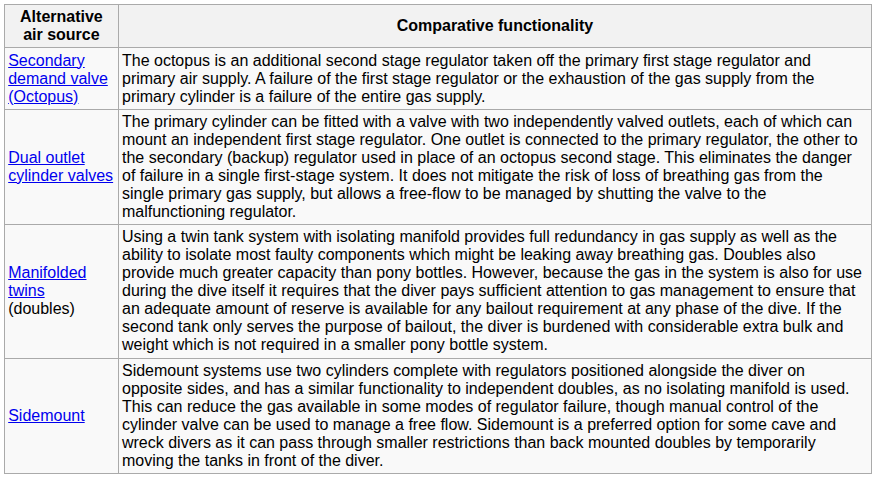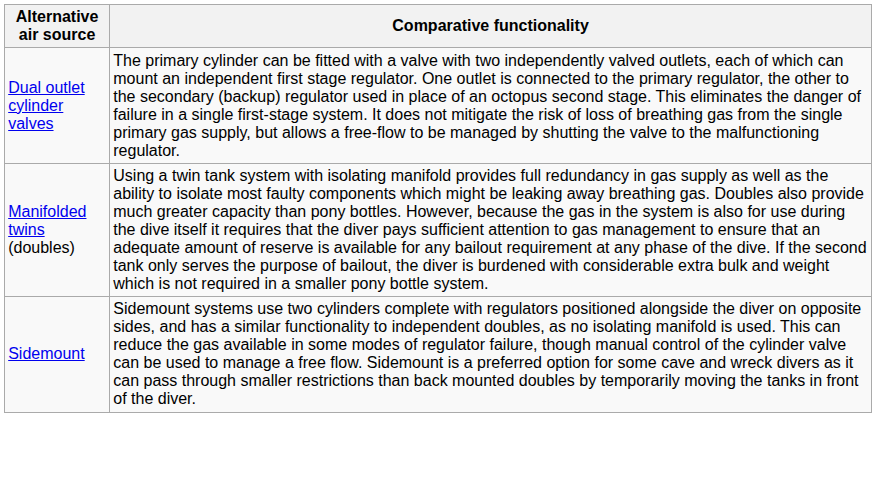- row: (58, 78)
